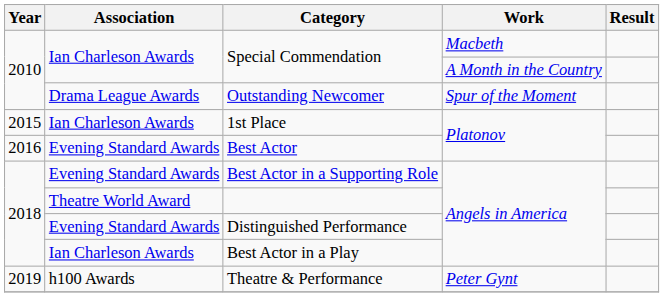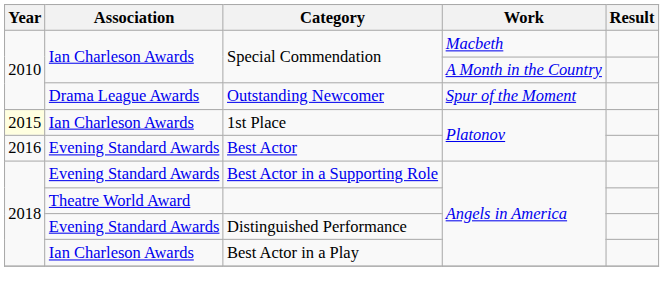(25, 122) no background -> (25, 122) lightyellow background
- row: (305, 278)
